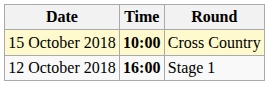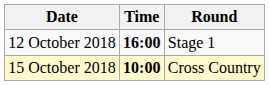rows swapped: (62, 67) <-> (62, 42)
